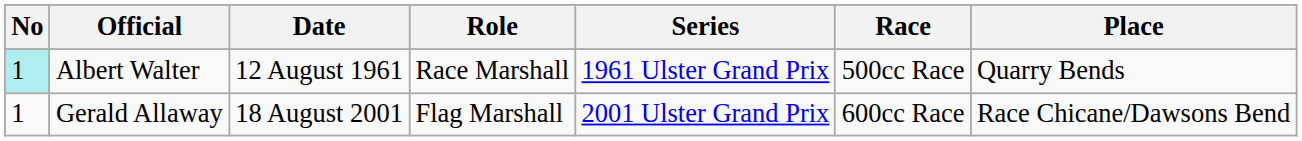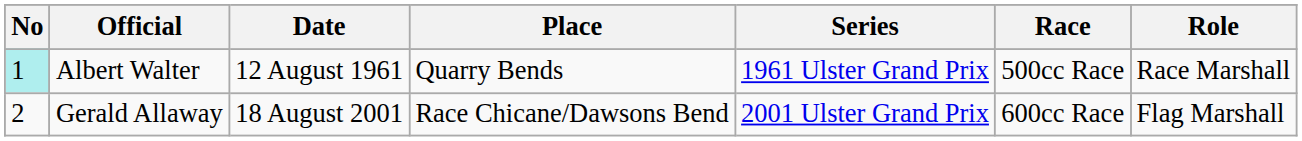columns swapped: (1134, 26) <-> (492, 26)
(18, 114) 1 -> (18, 114) 2
